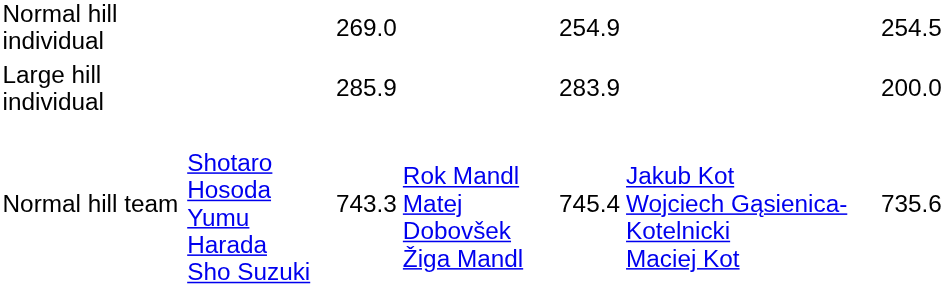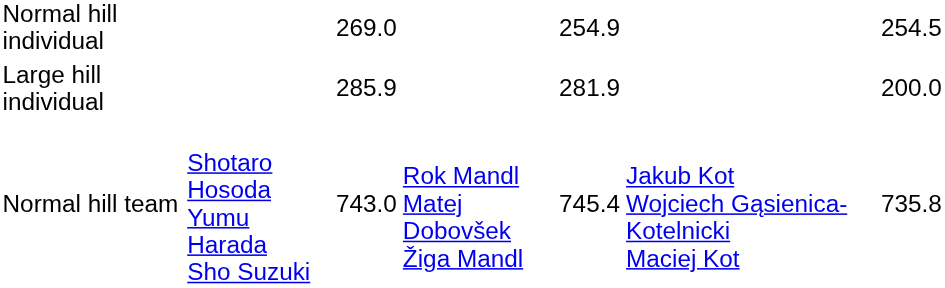(590, 88) 283.9 -> (590, 88) 281.9
(366, 203) 743.3 -> (366, 203) 743.0
(911, 203) 735.6 -> (911, 203) 735.8
